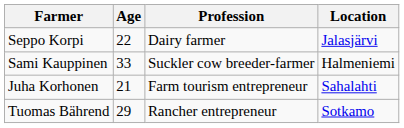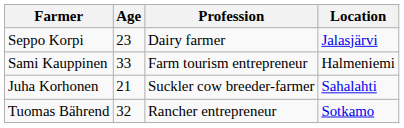(124, 39) 22 -> (124, 39) 23
(231, 63) Suckler cow breeder-farmer -> (228, 63) Farm tourism entrepreneur
(228, 87) Farm tourism entrepreneur -> (231, 87) Suckler cow breeder-farmer
(124, 110) 29 -> (124, 110) 32
